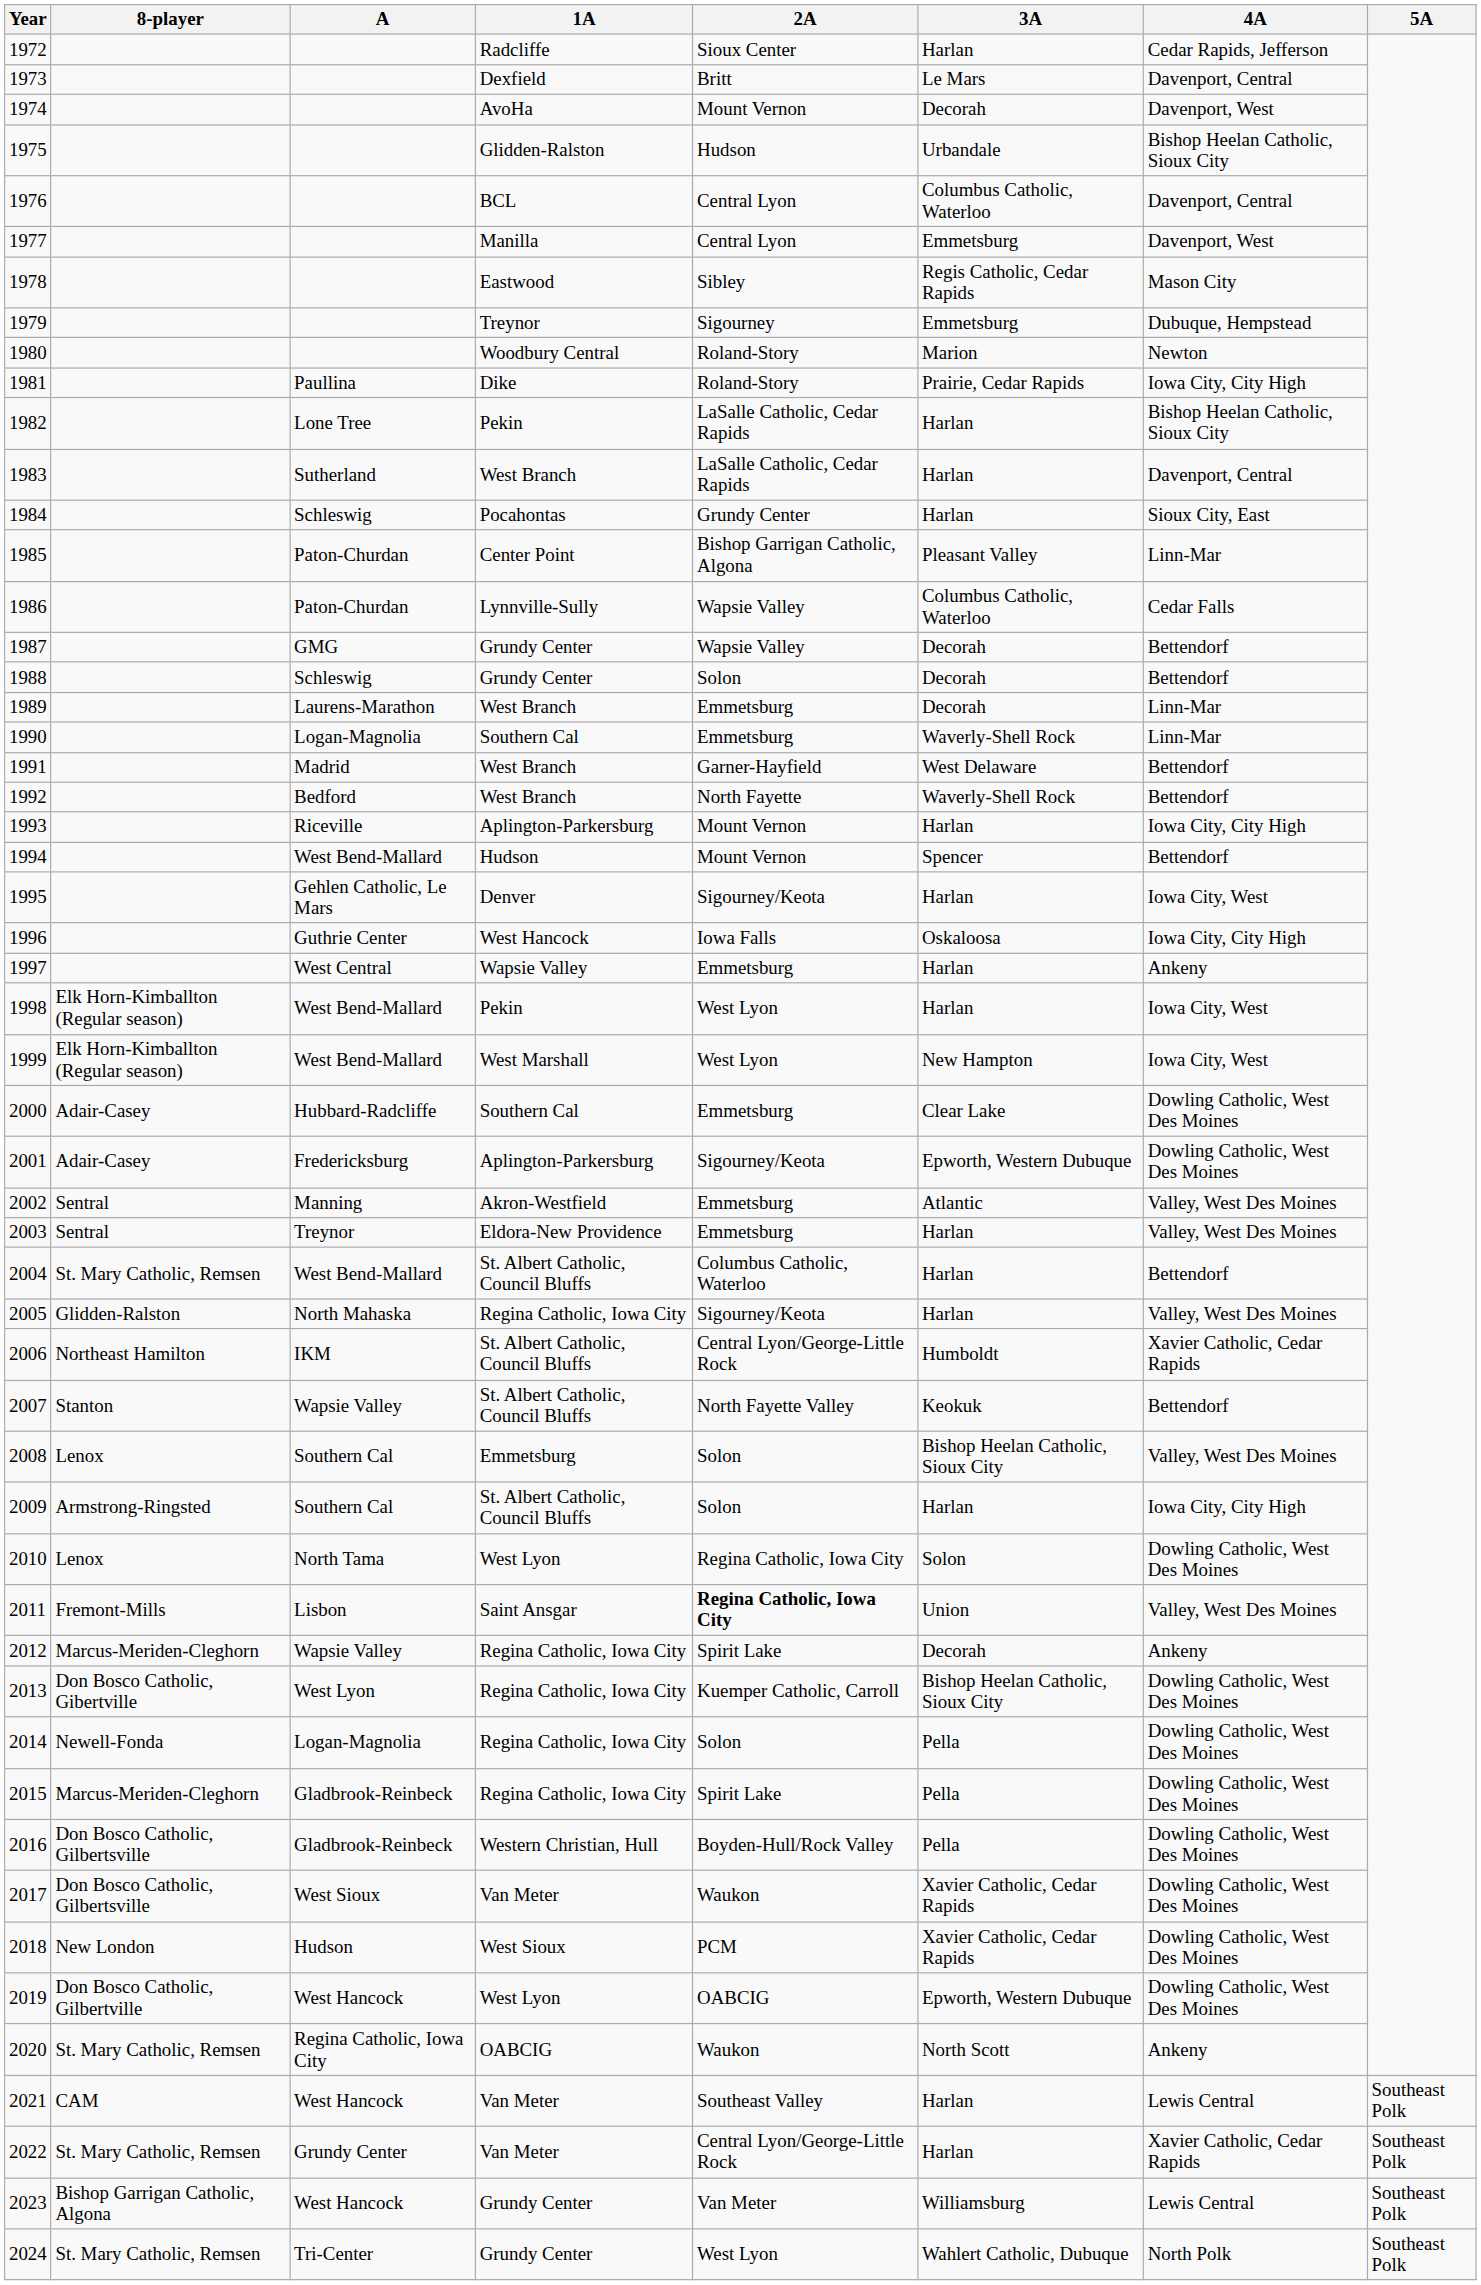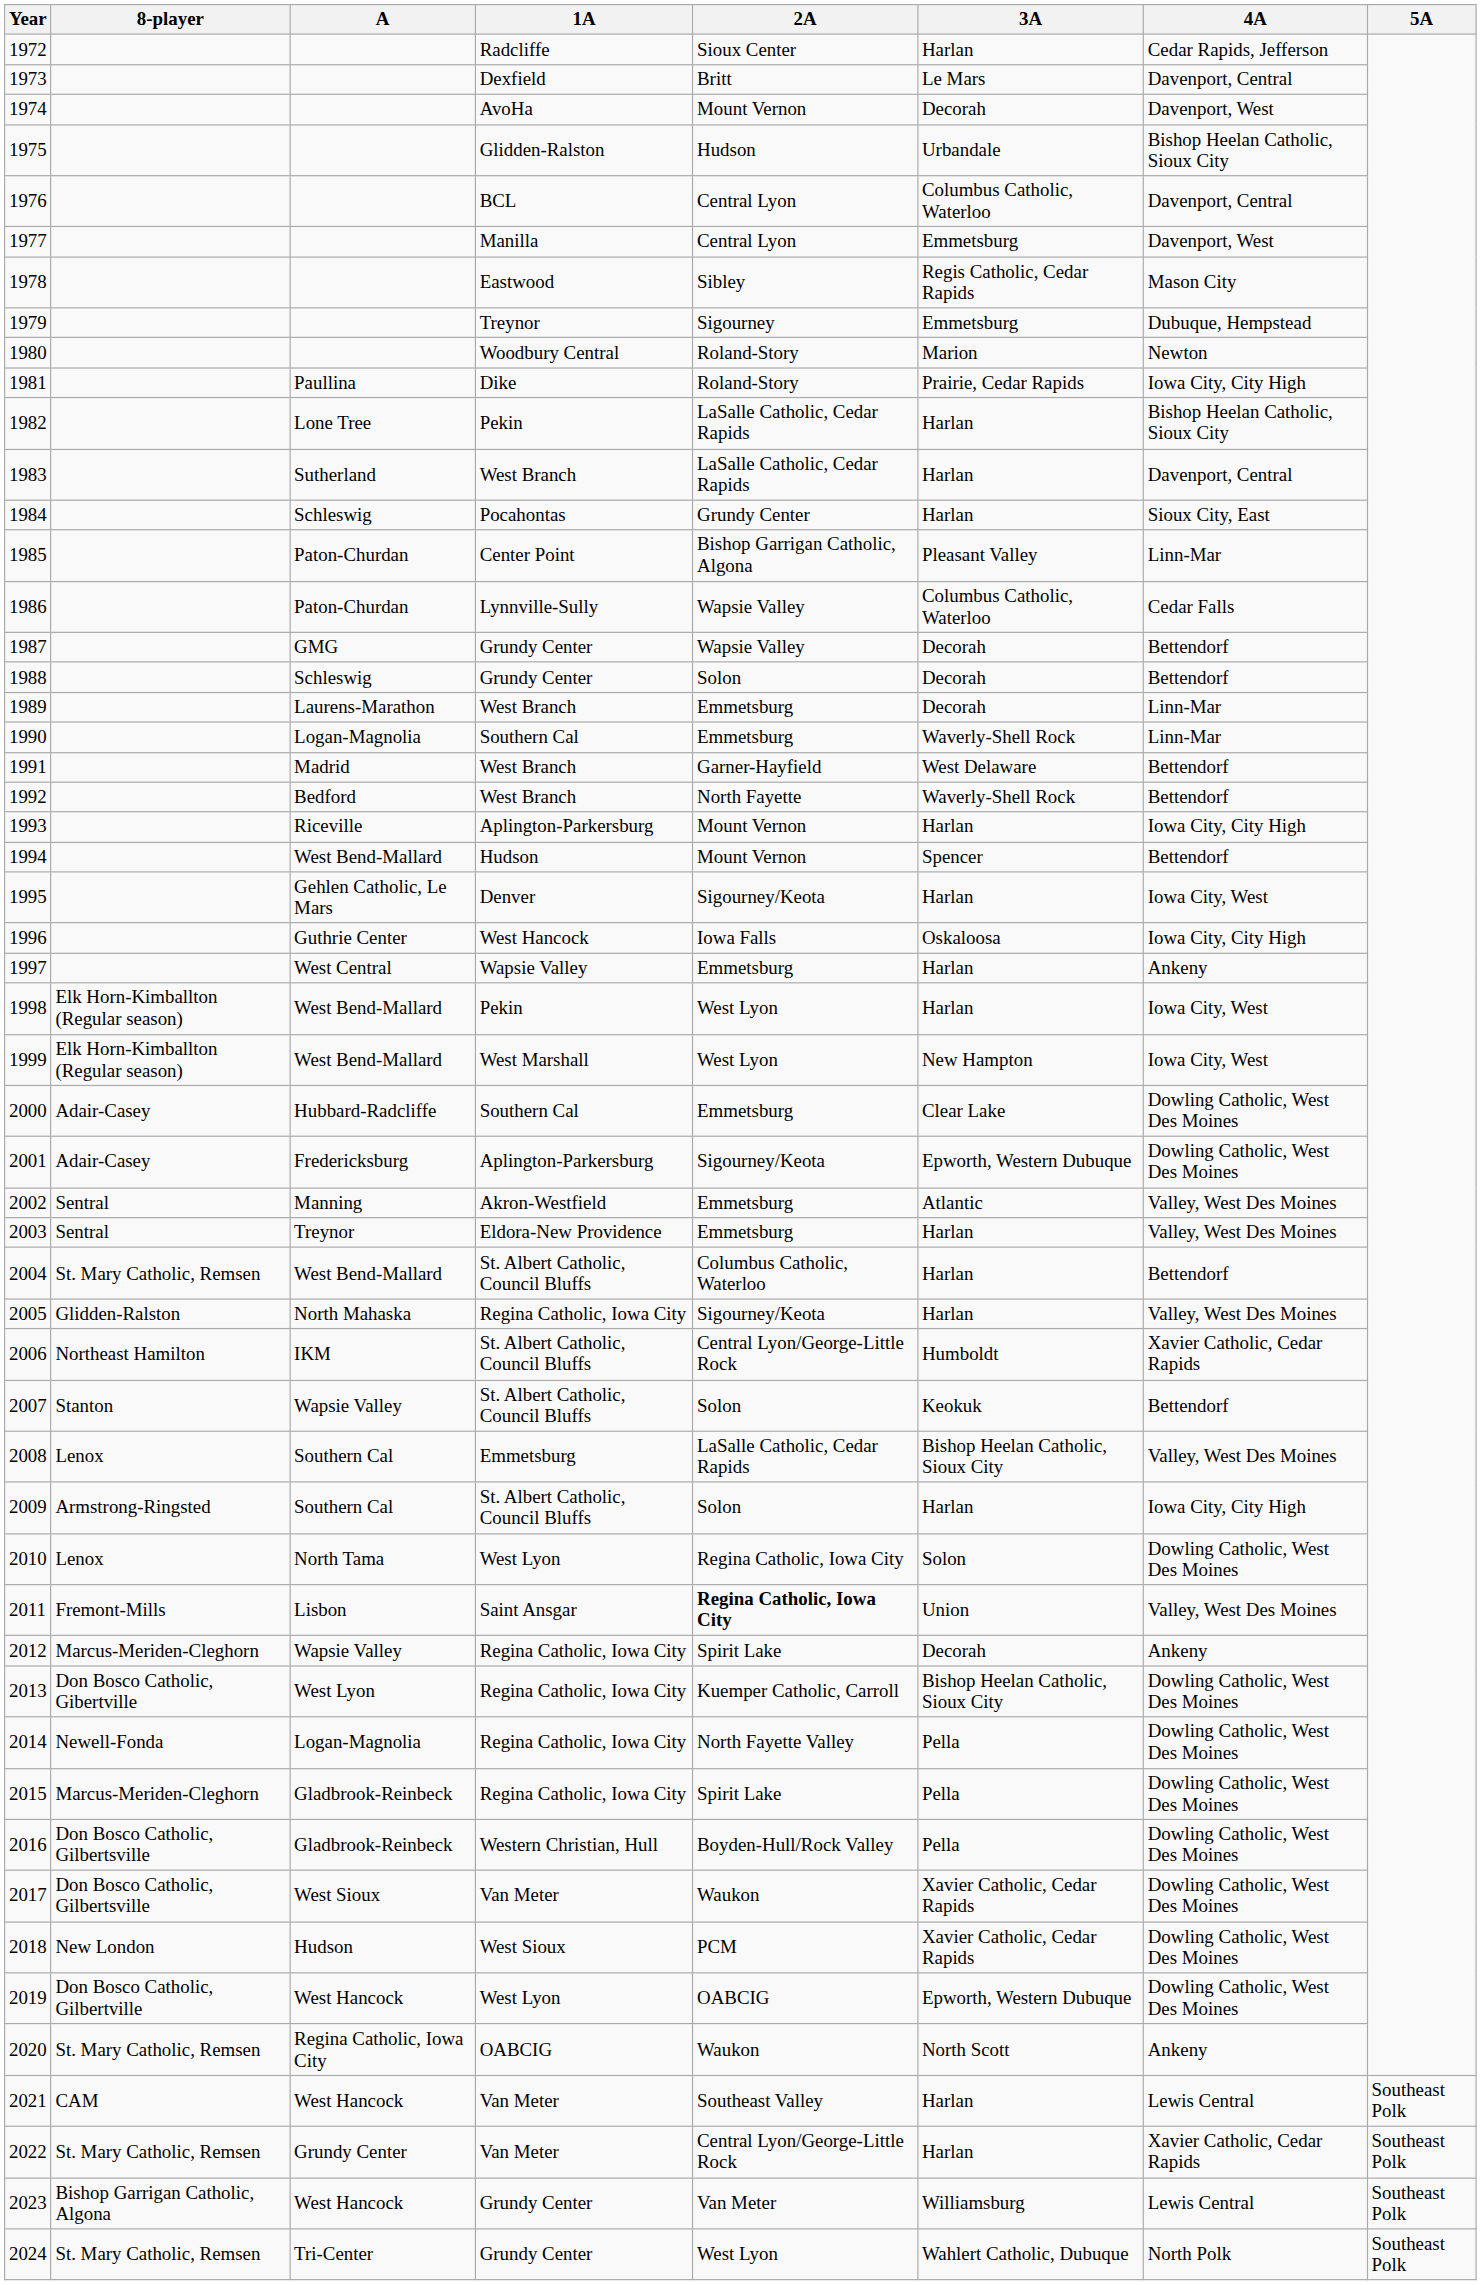(776, 1405) North Fayette Valley -> (719, 1405) Solon
(719, 1456) Solon -> (787, 1456) LaSalle Catholic, Cedar Rapids
(719, 1742) Solon -> (776, 1742) North Fayette Valley
